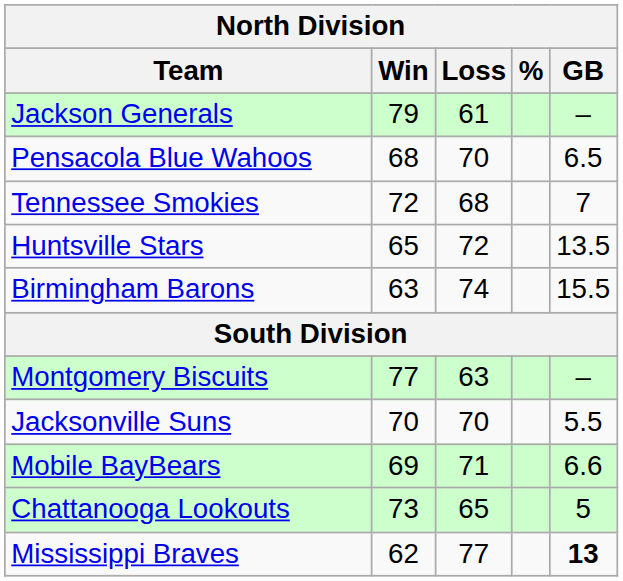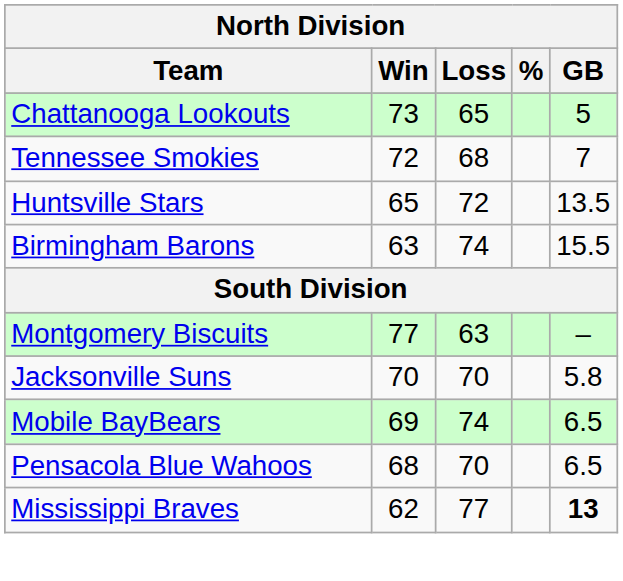- row: (122, 114)
rows swapped: (151, 509) <-> (162, 158)
(583, 421) 5.5 -> (583, 377) 5.8
(474, 465) 71 -> (474, 421) 74
(583, 465) 6.6 -> (583, 421) 6.5
